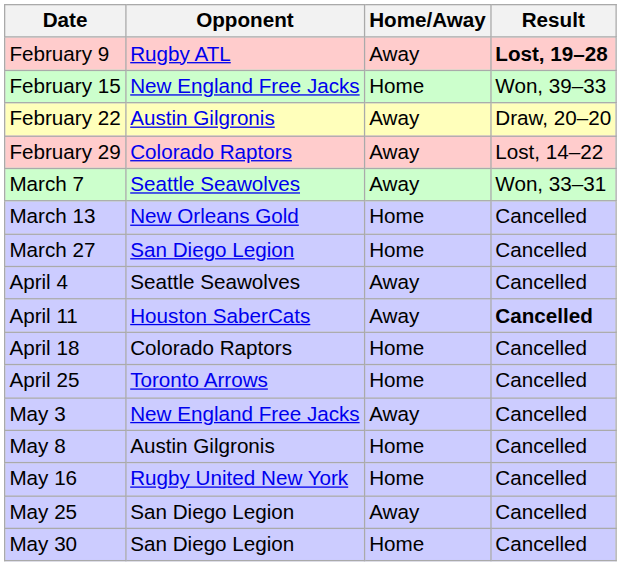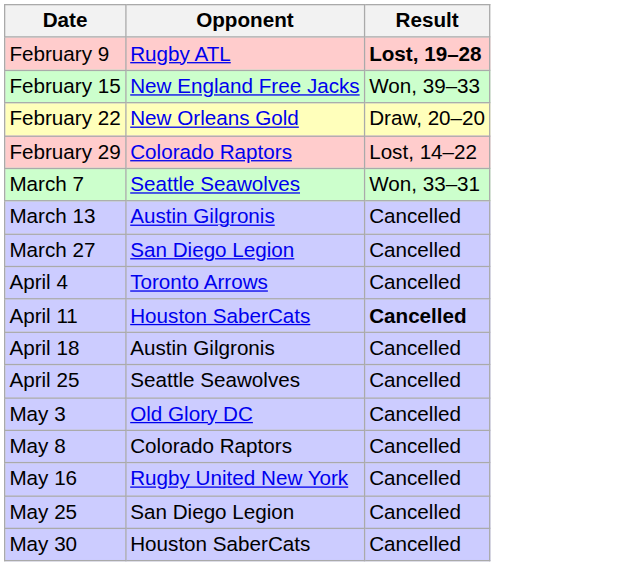- column: (427, 20)
(202, 119) Austin Gilgronis -> (215, 119) New Orleans Gold
(215, 217) New Orleans Gold -> (202, 217) Austin Gilgronis
(215, 282) Seattle Seawolves -> (199, 282) Toronto Arrows
(211, 348) Colorado Raptors -> (202, 348) Austin Gilgronis
(199, 380) Toronto Arrows -> (215, 380) Seattle Seawolves
(245, 413) New England Free Jacks -> (192, 413) Old Glory DC
(202, 446) Austin Gilgronis -> (211, 446) Colorado Raptors
(212, 544) San Diego Legion -> (220, 544) Houston SaberCats
